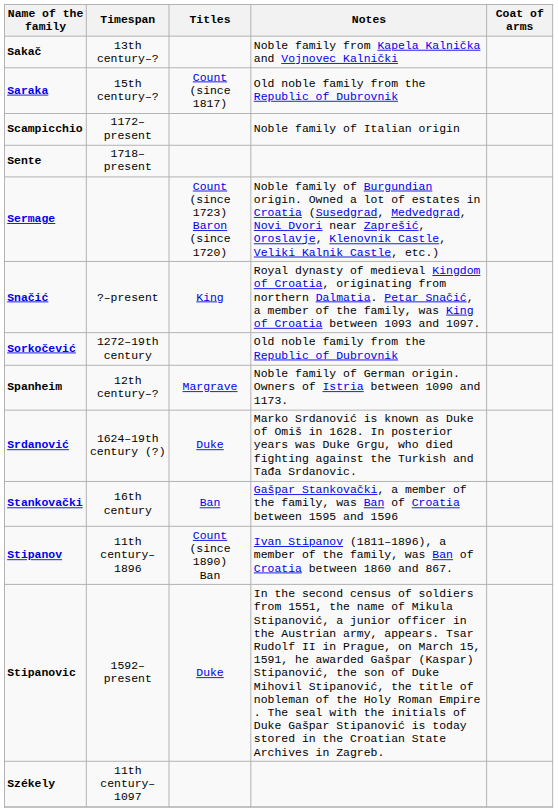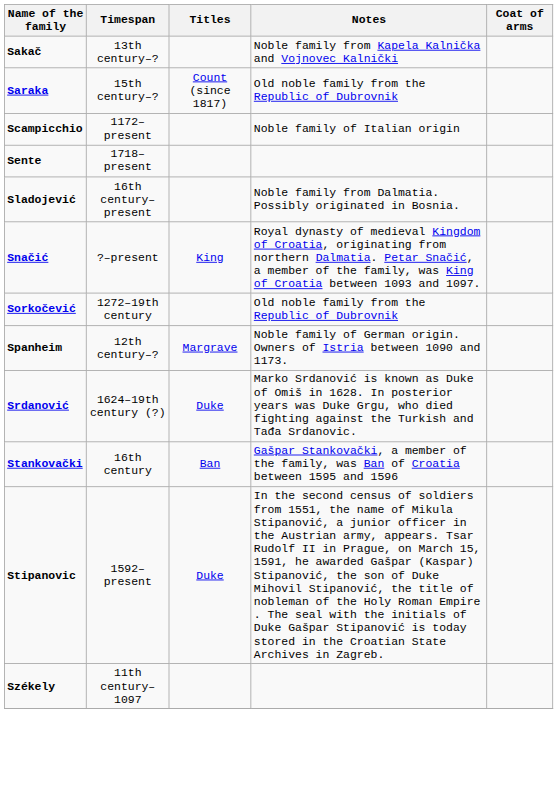- row: (31, 219)
+ row: (41, 199)
- row: (35, 555)
